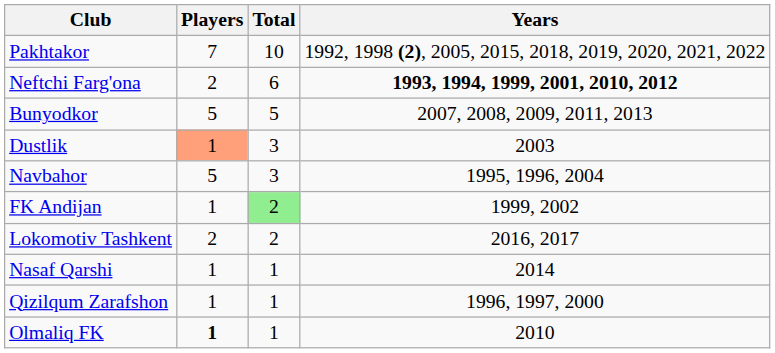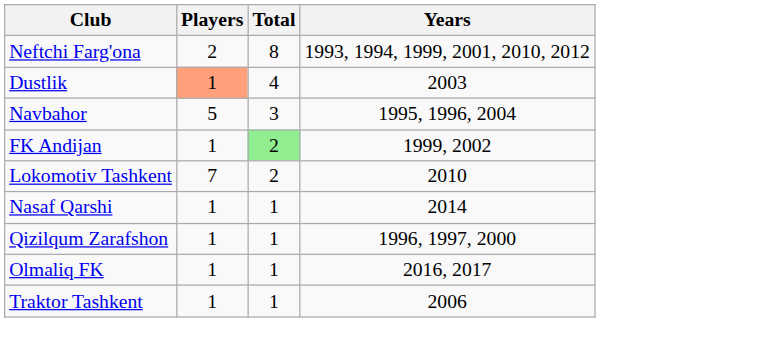- row: (49, 51)
(274, 82) 6 -> (274, 51) 8
(535, 82) bold -> (447, 51) normal
- row: (53, 113)
(274, 144) 3 -> (274, 82) 4
(212, 238) 2 -> (212, 176) 7
(535, 238) 2016, 2017 -> (447, 176) 2010
(212, 332) bold -> (212, 269) normal
(535, 332) 2010 -> (447, 269) 2016, 2017
+ row: (76, 301)
